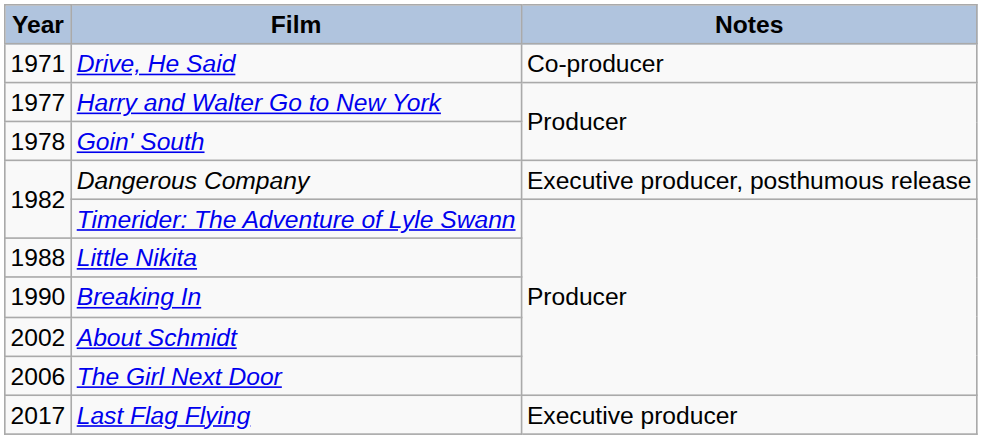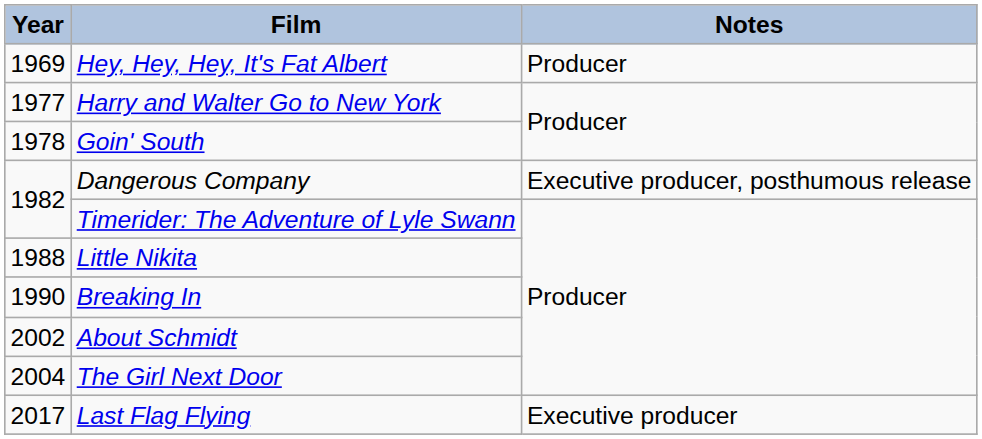+ row: (232, 63)
- row: (156, 63)
(38, 375) 2006 -> (38, 375) 2004
